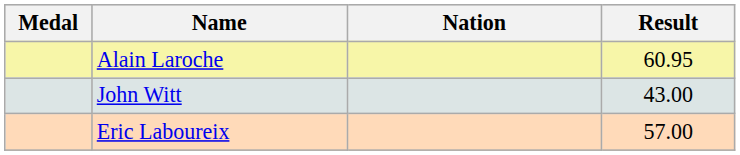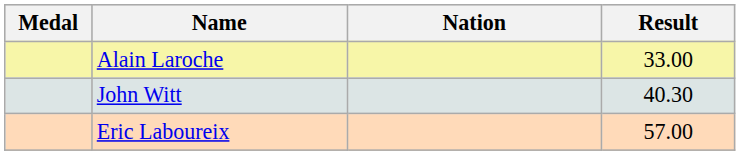(668, 59) 60.95 -> (668, 59) 33.00
(668, 95) 43.00 -> (668, 95) 40.30
